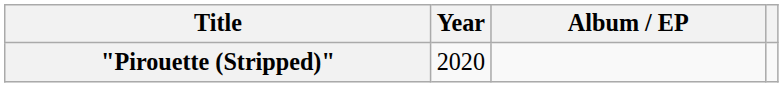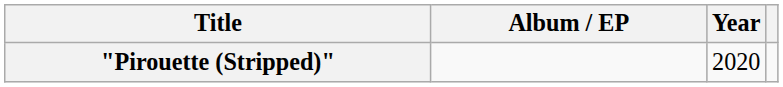columns swapped: (461, 23) <-> (628, 23)
